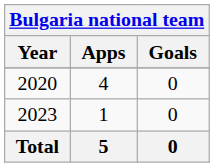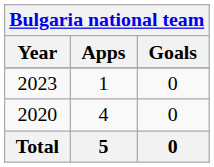rows swapped: (37, 83) <-> (37, 114)
